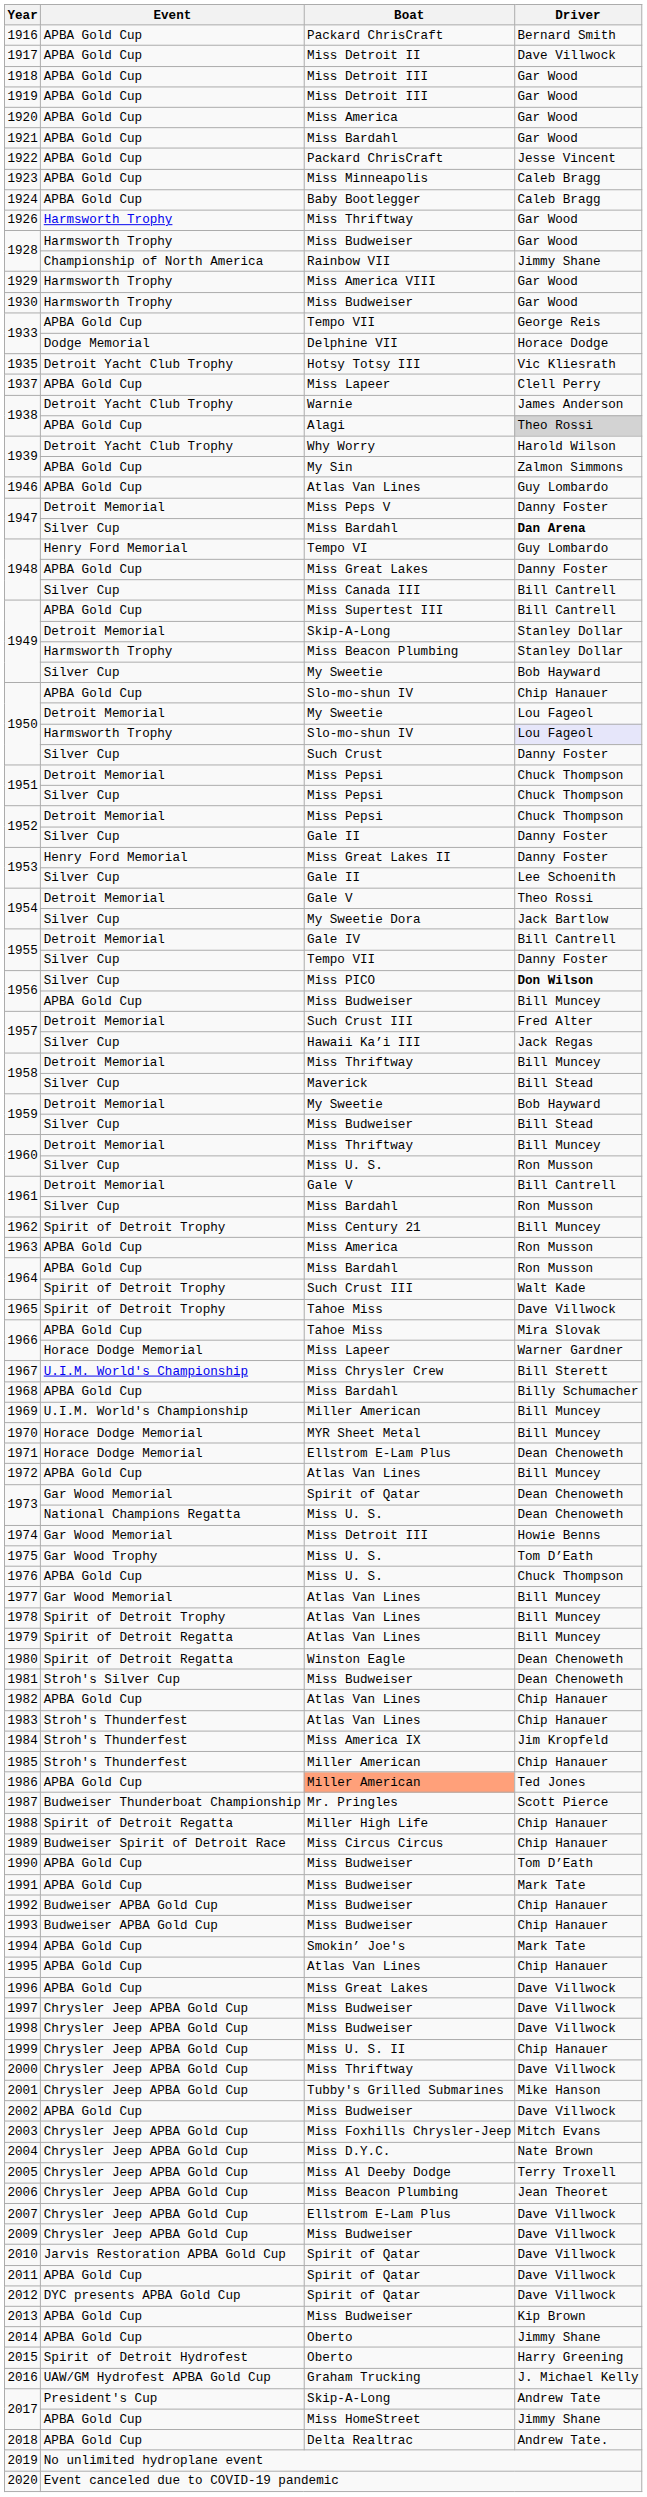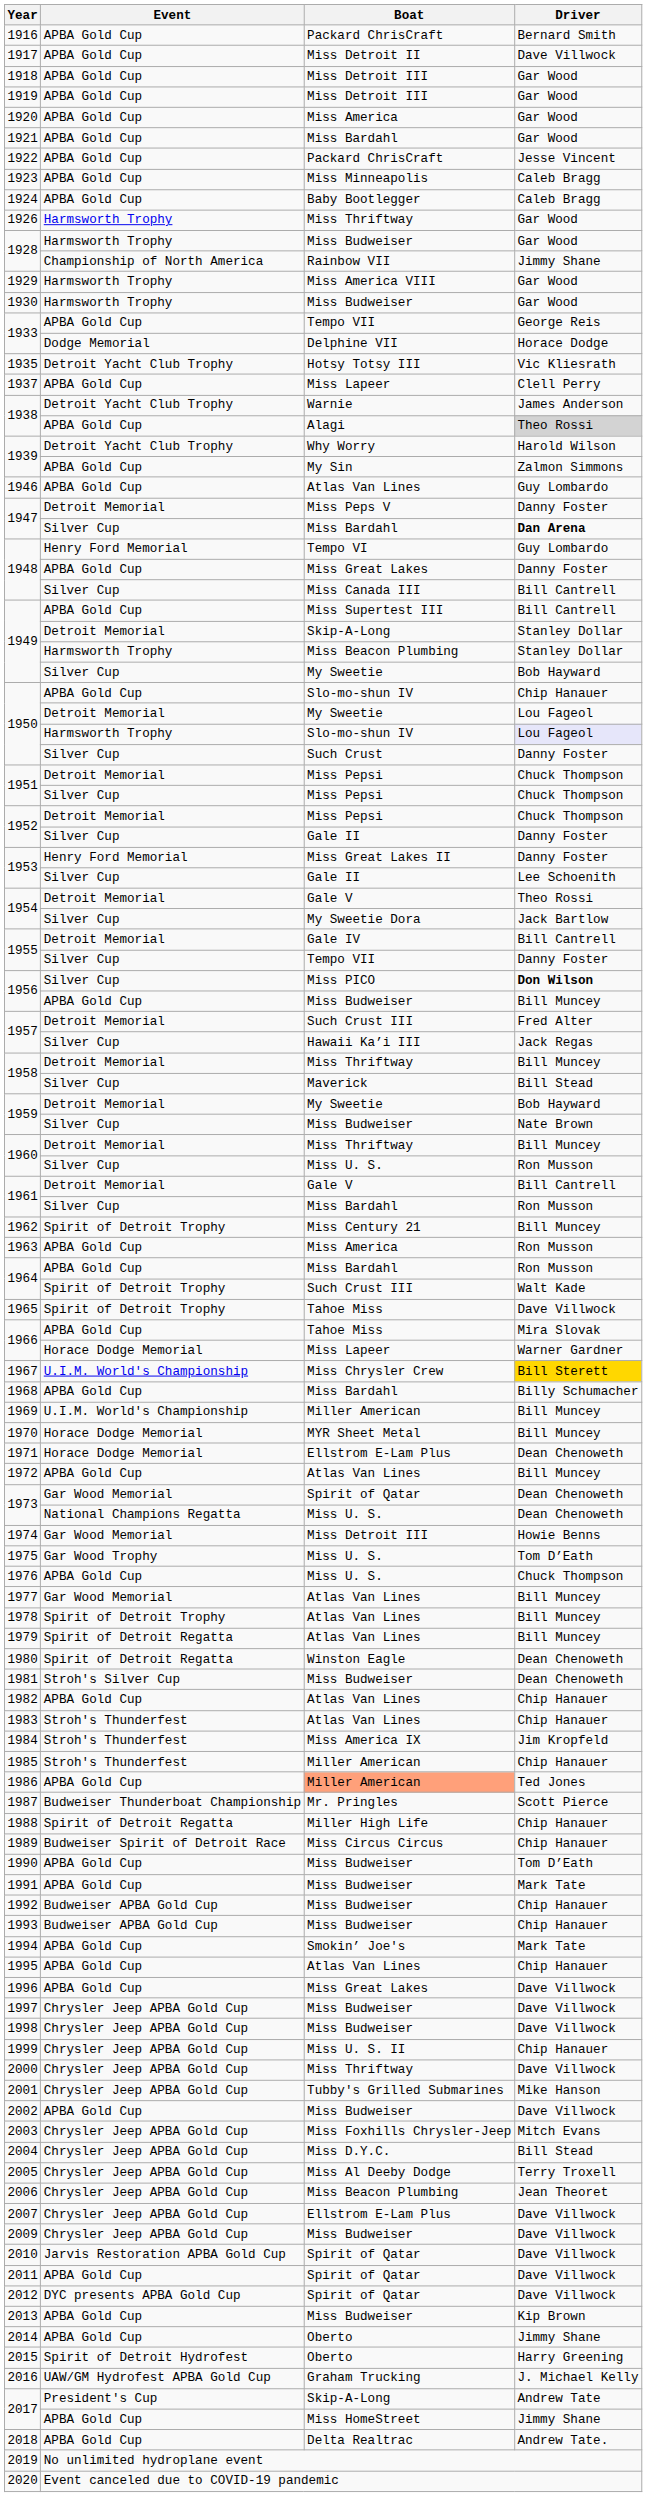(555, 1125) Bill Stead -> (555, 1125) Nate Brown
(563, 1371) no background -> (563, 1371) gold background
(555, 2152) Nate Brown -> (555, 2152) Bill Stead
